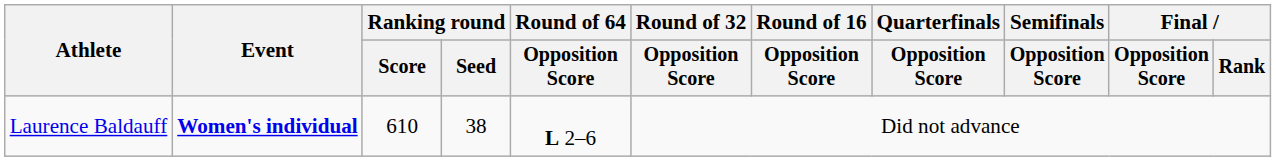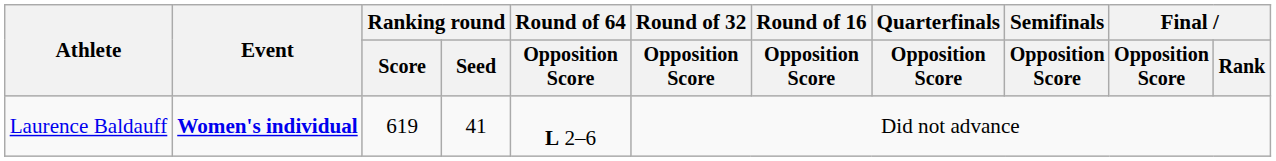(402, 126) 610 -> (402, 126) 619
(476, 126) 38 -> (476, 126) 41
